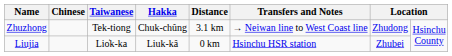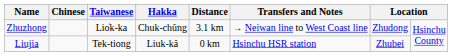(111, 28) Tek-tiong -> (111, 28) Lio̍k-ka
(111, 43) Lio̍k-ka -> (111, 43) Tek-tiong
